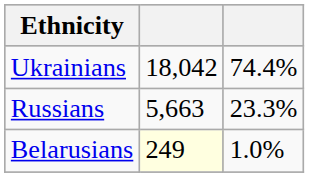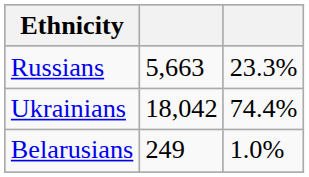rows swapped: (68, 66) <-> (58, 108)
(165, 150) lightyellow background -> (165, 150) no background
